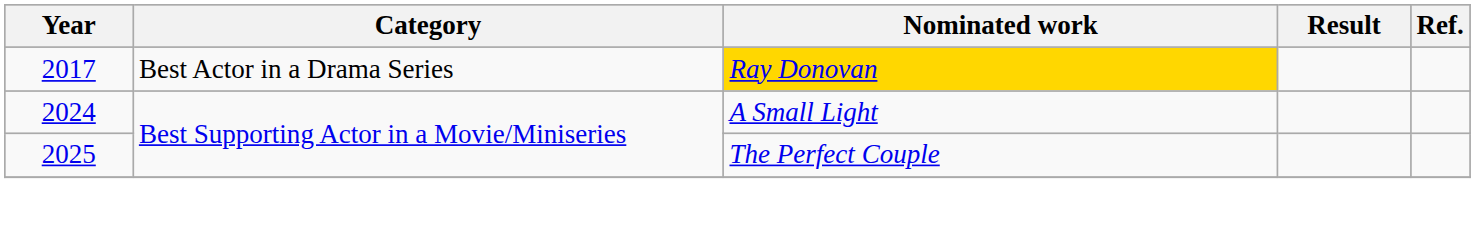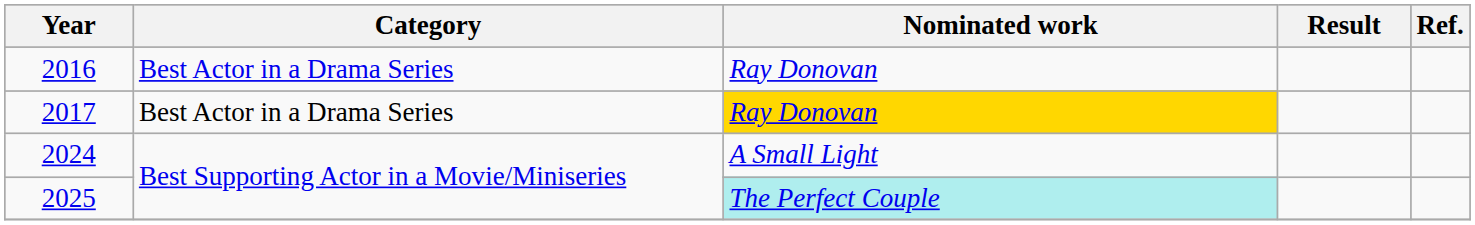+ row: (69, 68)
(835, 154) no background -> (835, 197) paleturquoise background
